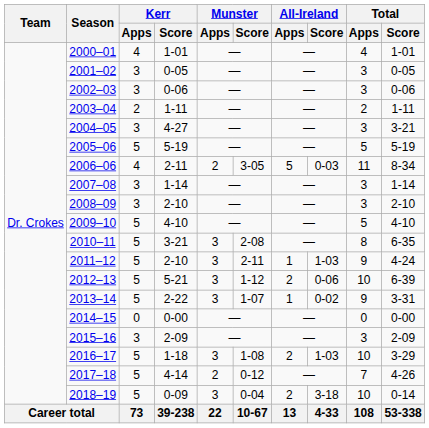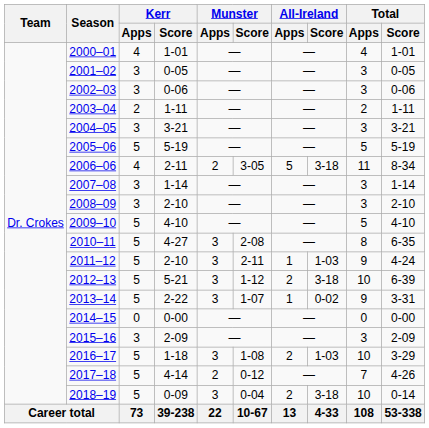(176, 128) 4-27 -> (176, 128) 3-21
(327, 166) 0-03 -> (327, 166) 3-18
(176, 242) 3-21 -> (176, 242) 4-27
(327, 280) 0-06 -> (327, 280) 3-18
